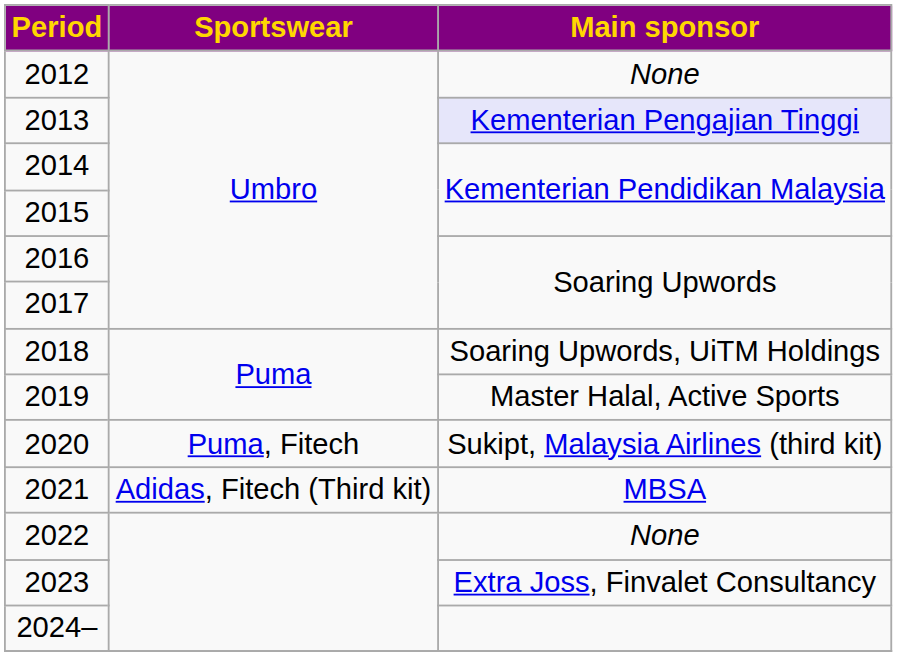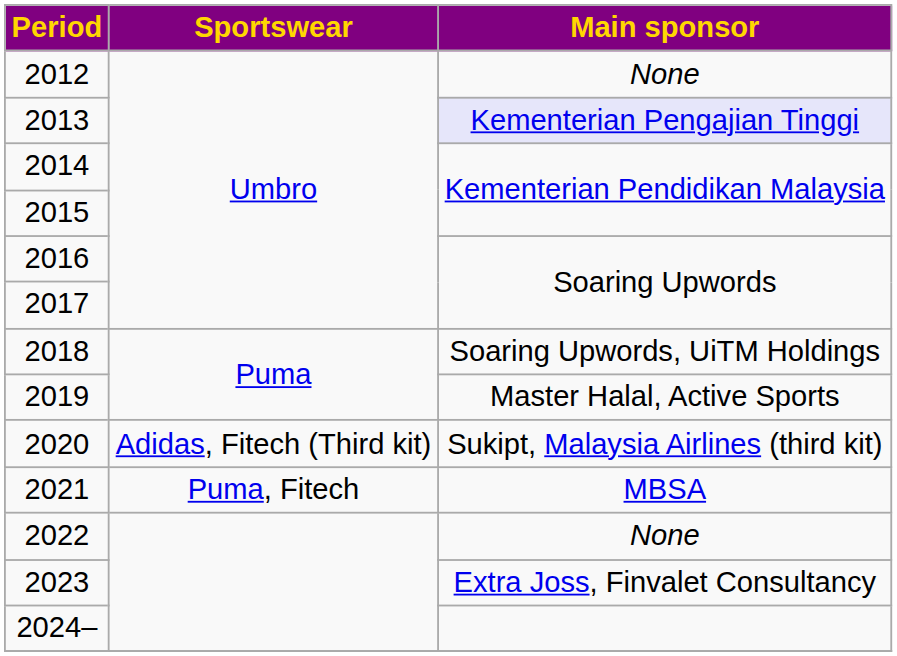(273, 443) Puma, Fitech -> (273, 443) Adidas, Fitech (Third kit)
(273, 489) Adidas, Fitech (Third kit) -> (273, 489) Puma, Fitech
